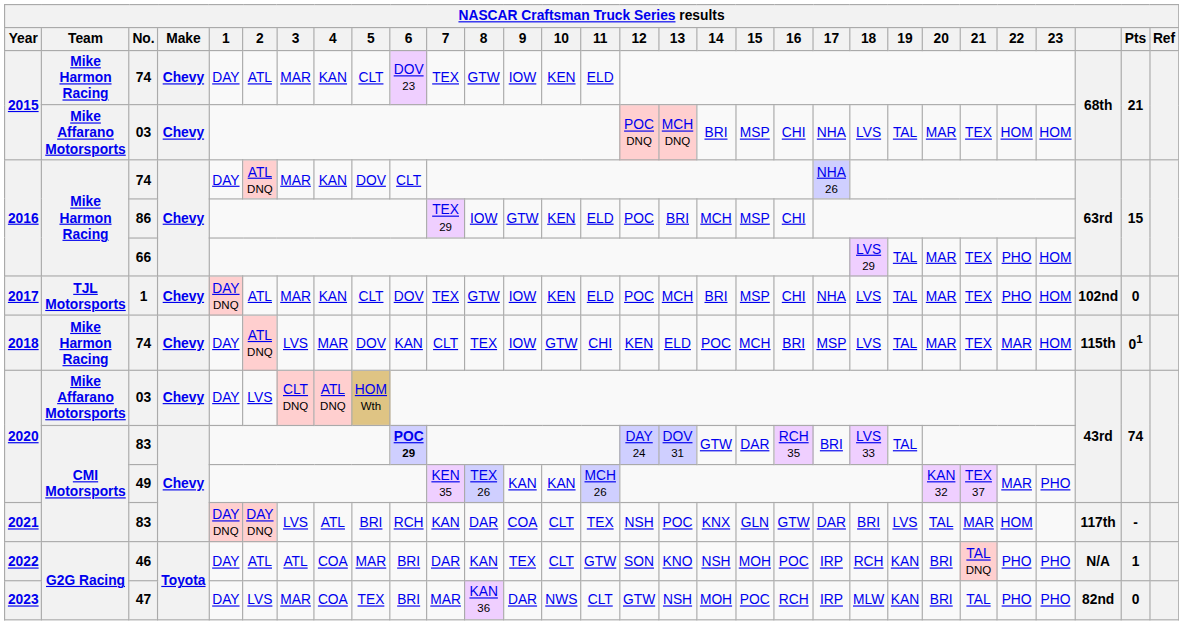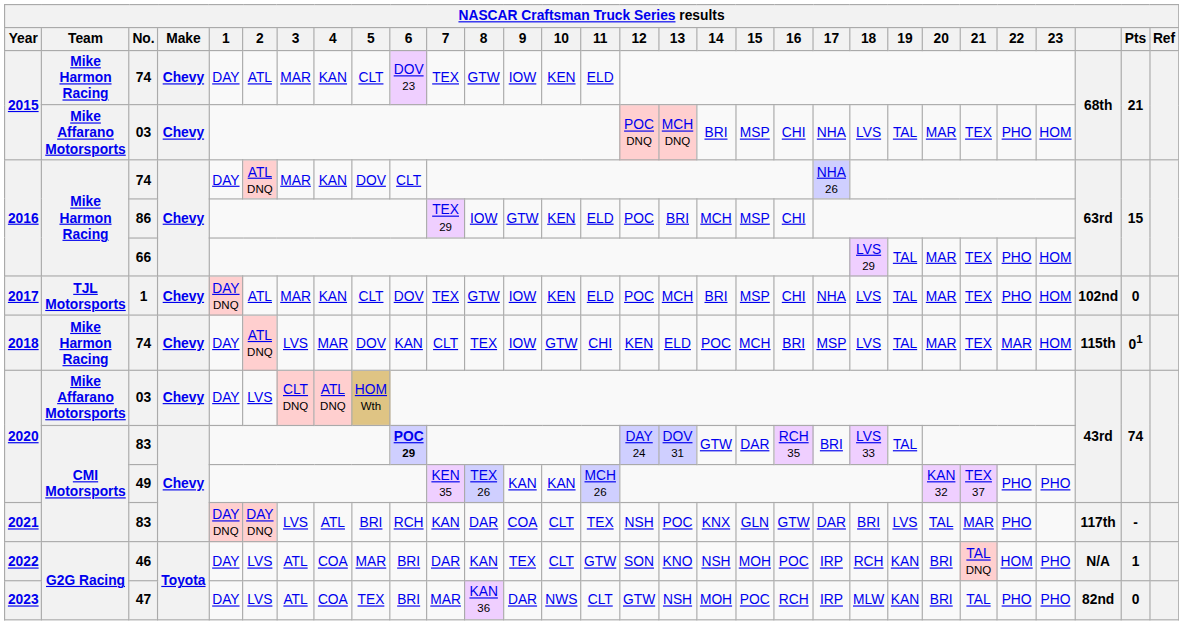(1017, 132) HOM -> (1017, 132) PHO
(1017, 484) MAR -> (1017, 484) PHO
(1017, 522) HOM -> (1017, 522) PHO
(260, 561) ATL -> (260, 561) LVS
(1017, 561) PHO -> (1017, 561) HOM
(296, 600) MAR -> (296, 600) ATL
